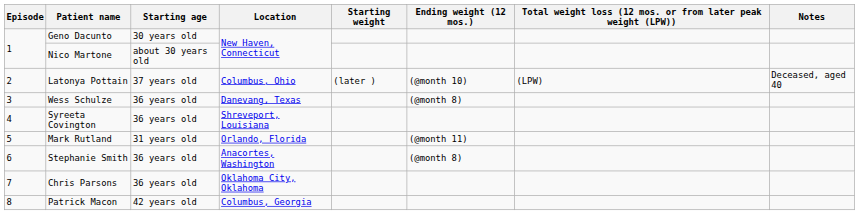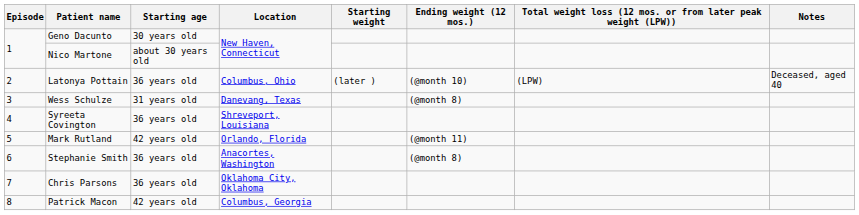(165, 80) 37 years old -> (165, 80) 36 years old
(165, 100) 36 years old -> (165, 100) 31 years old
(165, 139) 31 years old -> (165, 139) 42 years old
